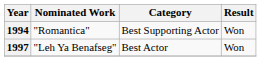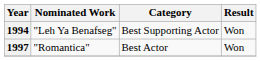(62, 30) "Romantica" -> (75, 30) "Leh Ya Benafseg"
(75, 47) "Leh Ya Benafseg" -> (62, 47) "Romantica"
